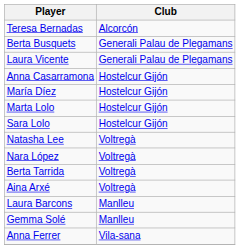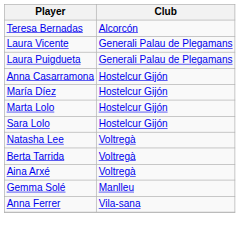- row: (41, 44)
+ row: (44, 60)
- row: (33, 156)
- row: (39, 204)
